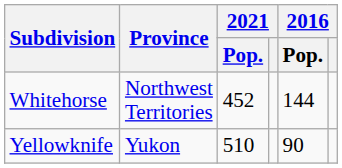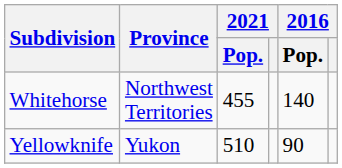(239, 100) 452 -> (239, 100) 455
(298, 100) 144 -> (298, 100) 140
